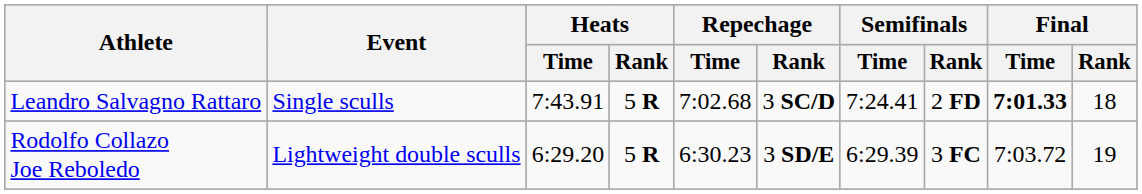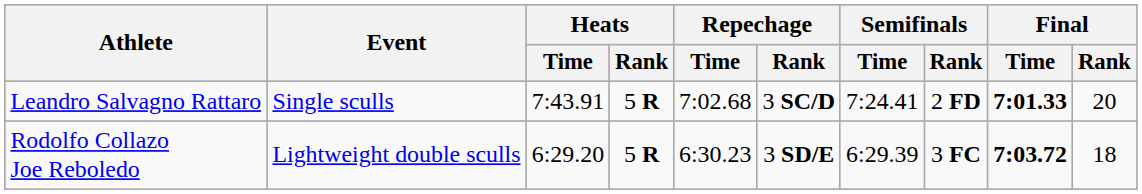(1104, 101) 18 -> (1104, 101) 20
(1030, 154) normal -> (1030, 154) bold
(1104, 154) 19 -> (1104, 154) 18
